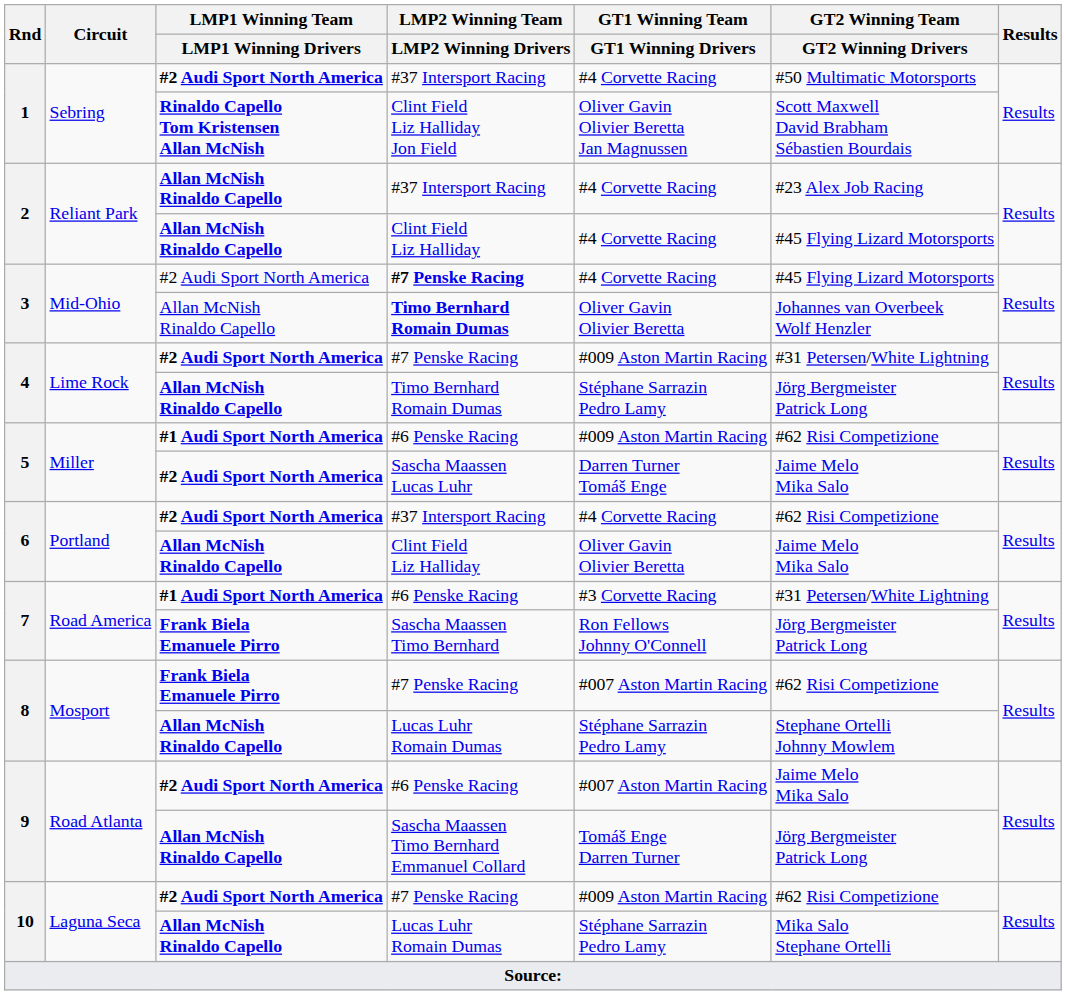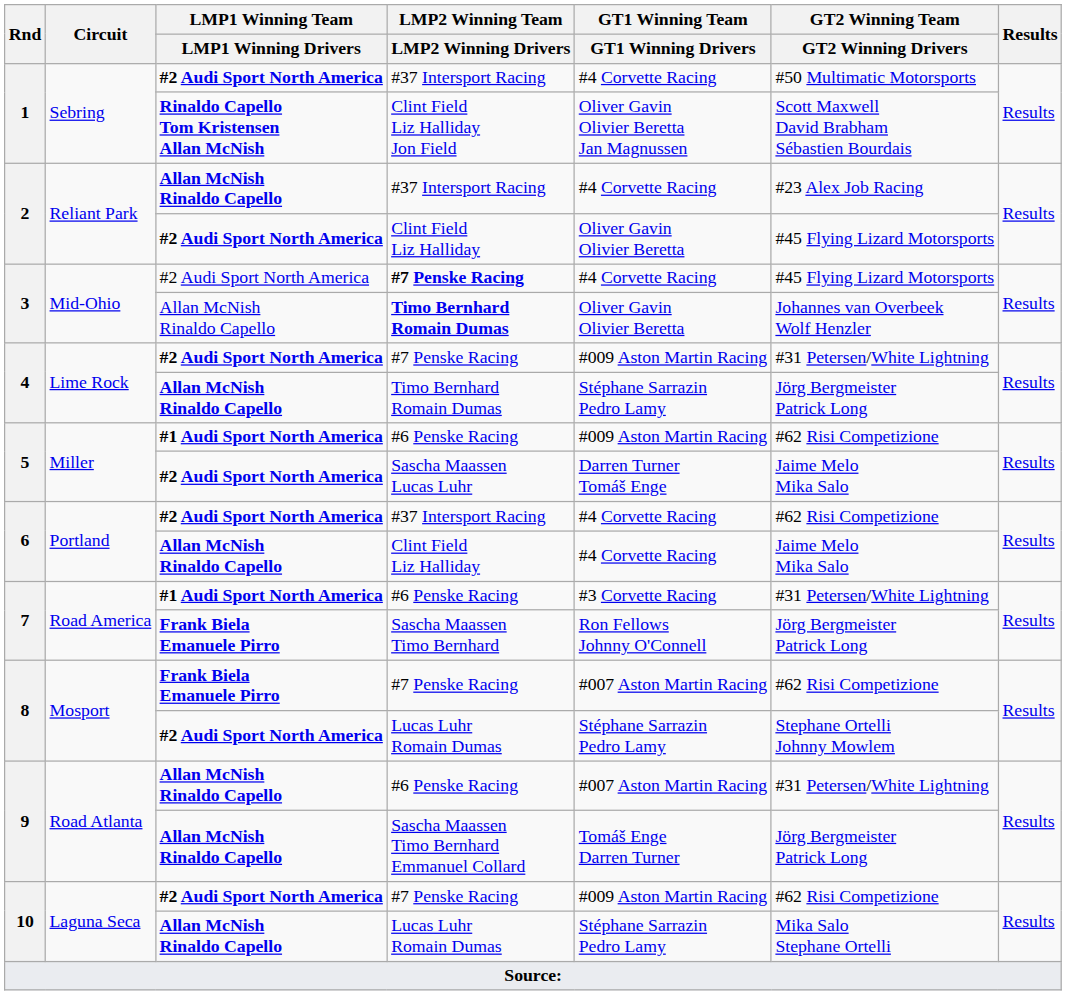(221, 238) Allan McNish Rinaldo Capello -> (271, 238) #2 Audi Sport North America
(648, 238) #4 Corvette Racing -> (632, 238) Oliver Gavin Olivier Beretta
(632, 556) Oliver Gavin Olivier Beretta -> (648, 556) #4 Corvette Racing
(221, 735) Allan McNish Rinaldo Capello -> (271, 735) #2 Audi Sport North America
(271, 785) #2 Audi Sport North America -> (221, 785) Allan McNish Rinaldo Capello
(817, 785) Jaime Melo Mika Salo -> (882, 785) #31 Petersen/White Lightning
